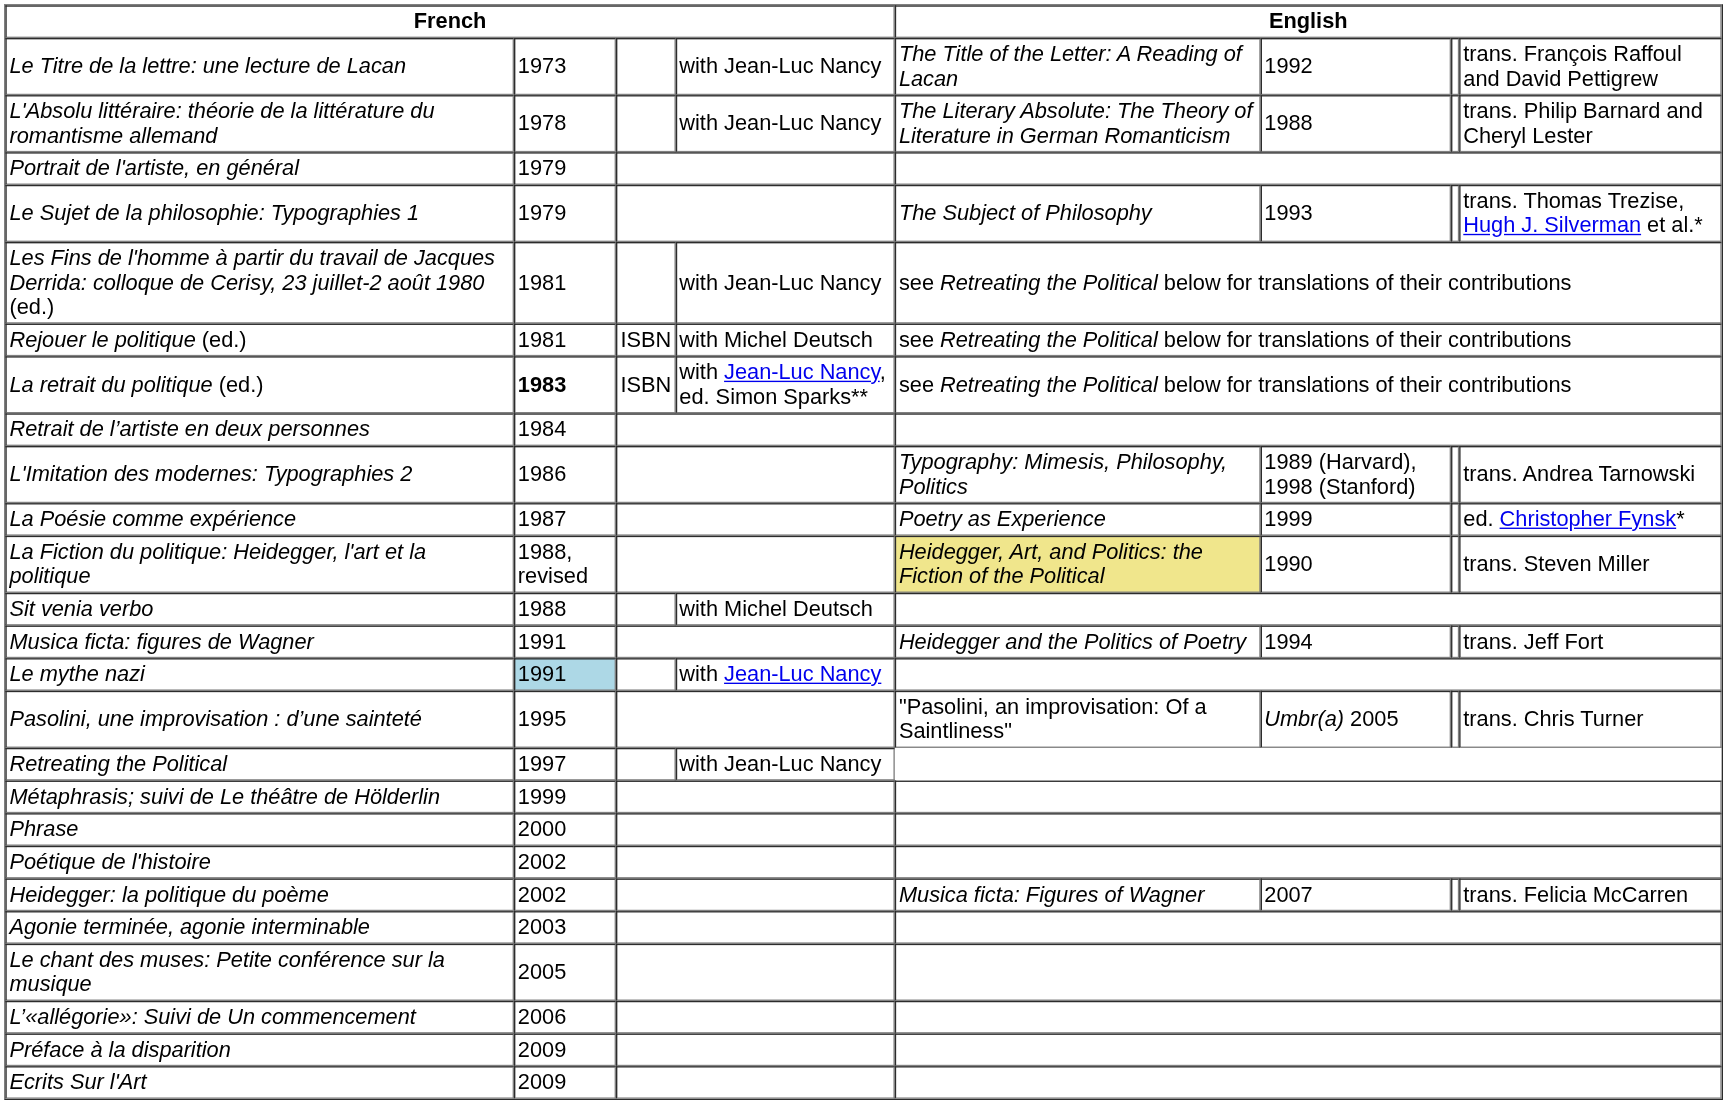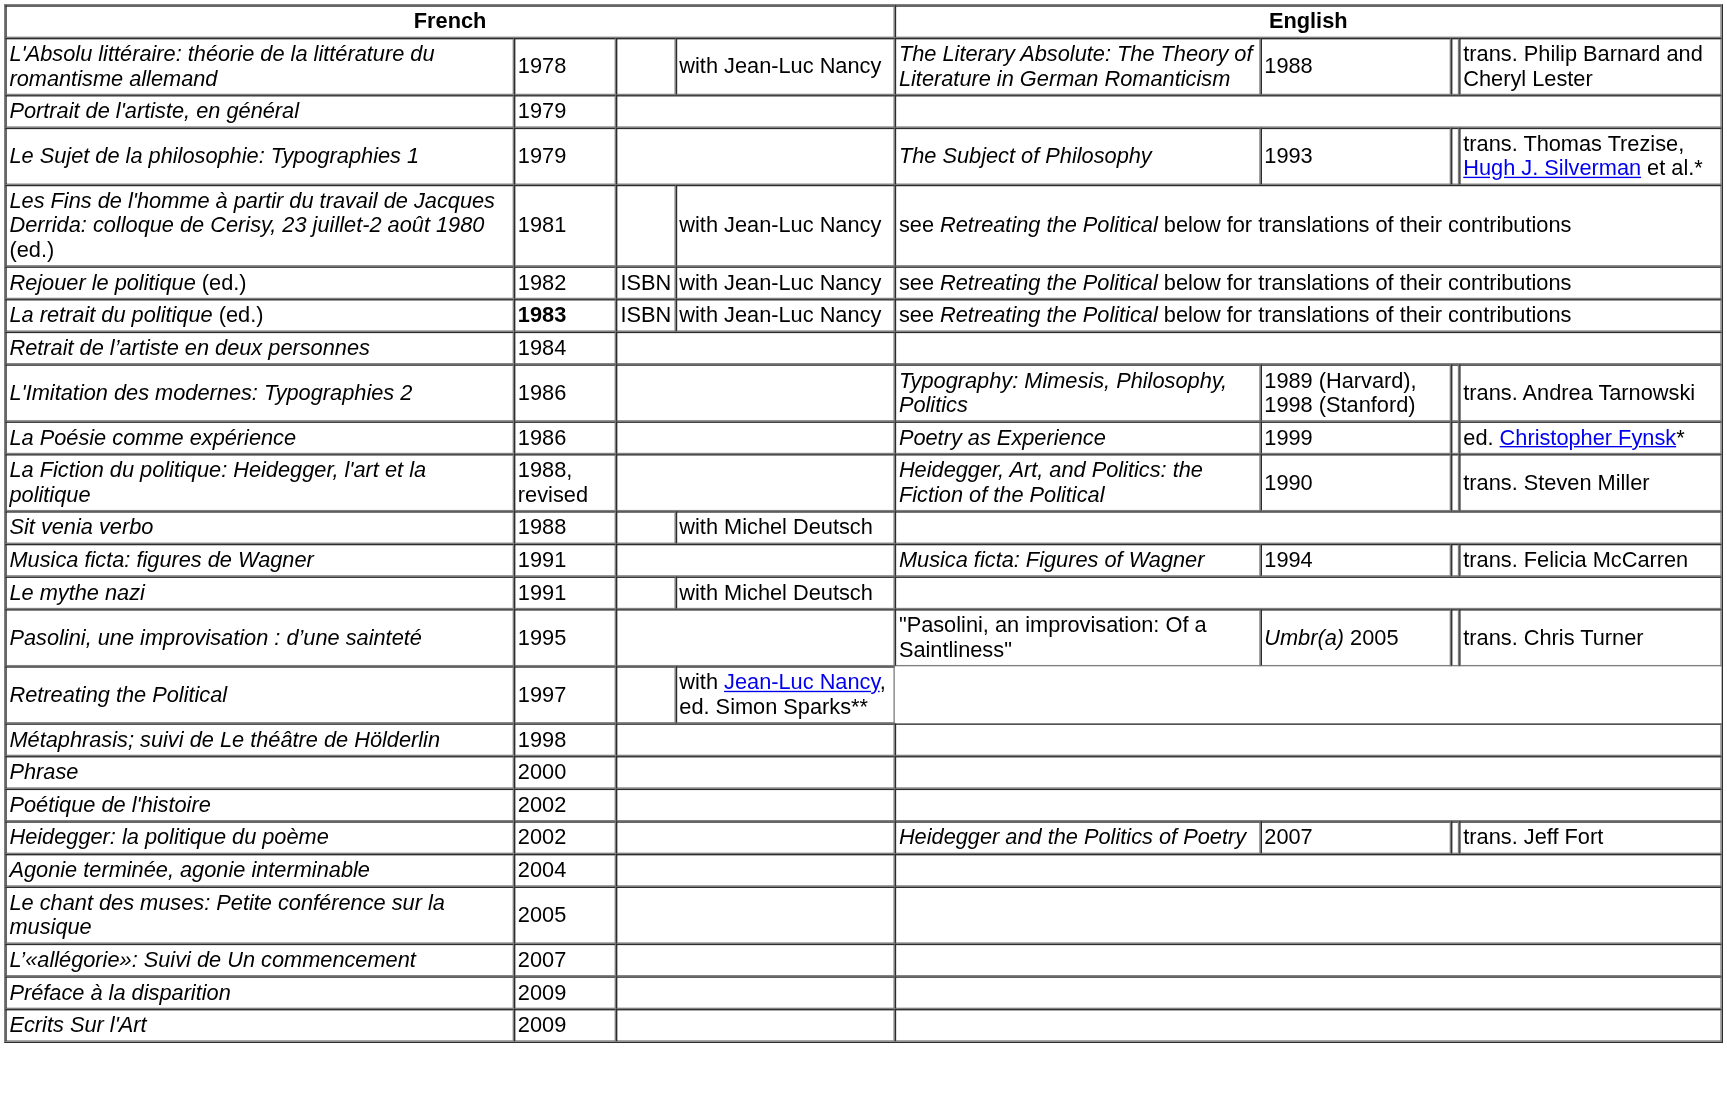- row: (208, 66)
(542, 339) 1981 -> (542, 282) 1982
(776, 339) with Michel Deutsch -> (780, 282) with Jean-Luc Nancy
(783, 384) with Jean-Luc Nancy, ed. Simon Sparks** -> (780, 315) with Jean-Luc Nancy
(542, 519) 1987 -> (542, 437) 1986
(1051, 564) khaki background -> (1051, 482) no background
(1072, 641) Heidegger and the Politics of Poetry -> (1052, 560) Musica ficta: Figures of Wagner
(1533, 641) trans. Jeff Fort -> (1576, 560) trans. Felicia McCarren
(542, 674) lightblue background -> (542, 592) no background
(780, 674) with Jean-Luc Nancy -> (776, 592) with Michel Deutsch
(780, 764) with Jean-Luc Nancy -> (783, 694) with Jean-Luc Nancy, ed. Simon Sparks**
(542, 796) 1999 -> (542, 739) 1998
(1052, 894) Musica ficta: Figures of Wagner -> (1072, 837) Heidegger and the Politics of Poetry
(1576, 894) trans. Felicia McCarren -> (1533, 837) trans. Jeff Fort
(542, 927) 2003 -> (542, 870) 2004
(542, 1017) 2006 -> (542, 959) 2007
